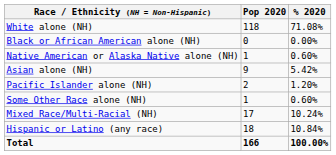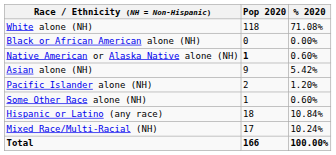(246, 56) normal -> (246, 56) bold
rows swapped: (82, 114) <-> (85, 129)
